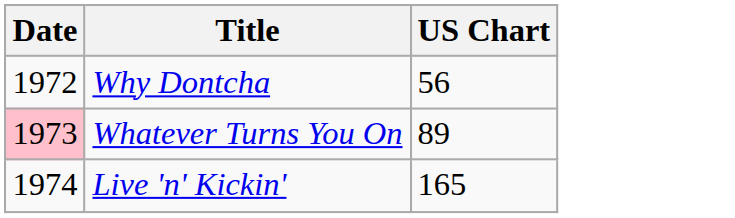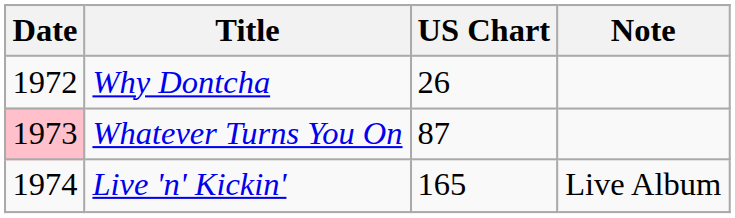+ column: (643, 30)
(434, 81) 56 -> (434, 81) 26
(434, 133) 89 -> (434, 133) 87
